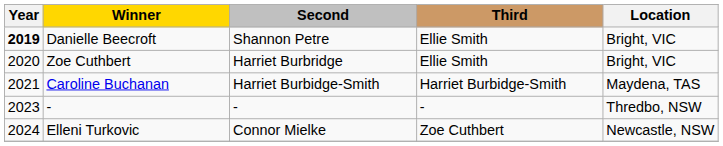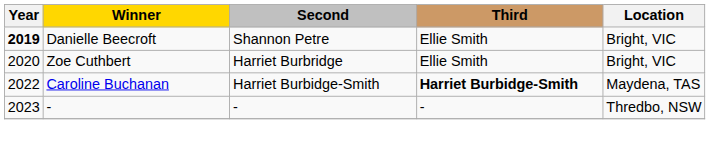(24, 84) 2021 -> (24, 84) 2022
(493, 84) normal -> (499, 84) bold
- row: (93, 130)
